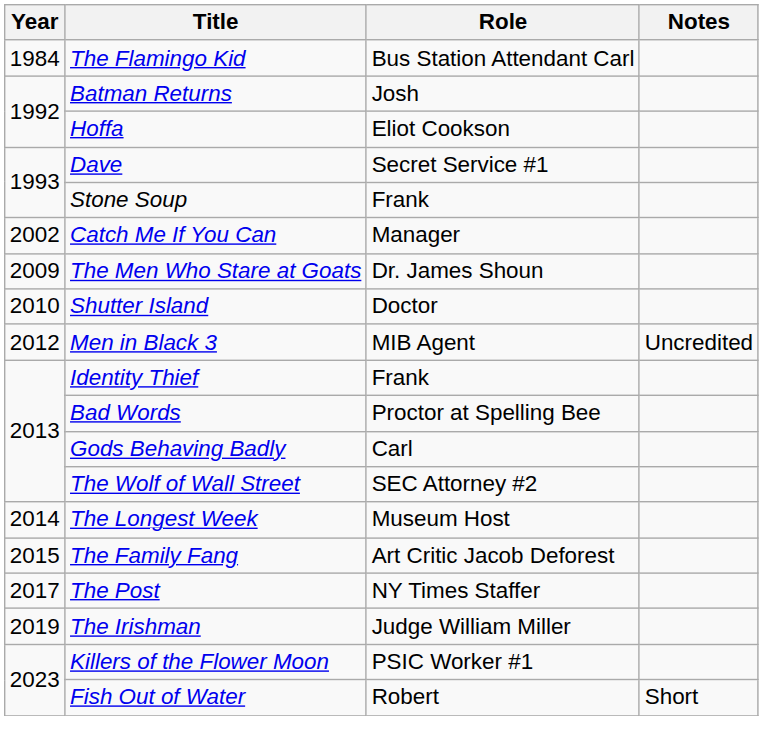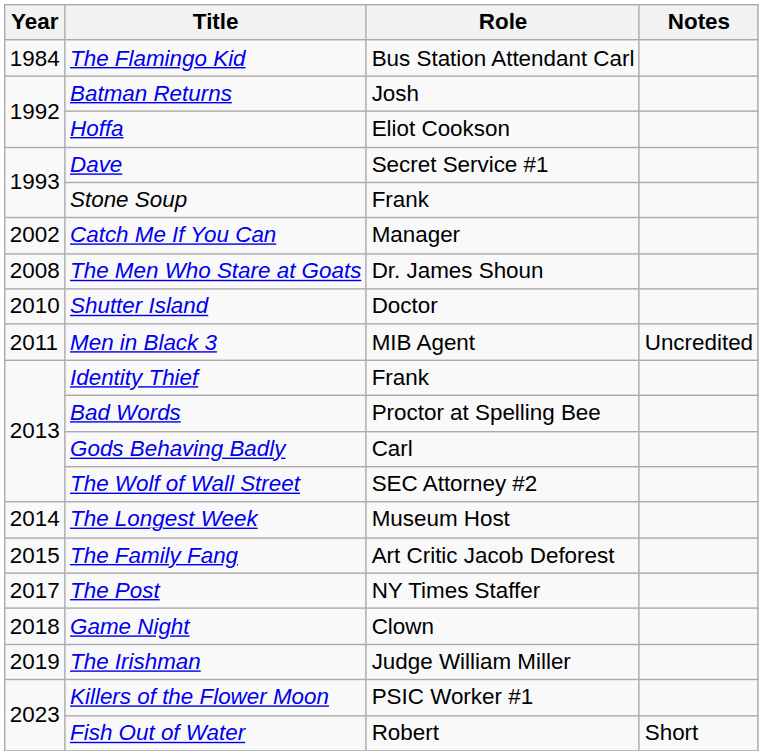(35, 270) 2009 -> (35, 270) 2008
(35, 341) 2012 -> (34, 341) 2011
+ row: (130, 626)
